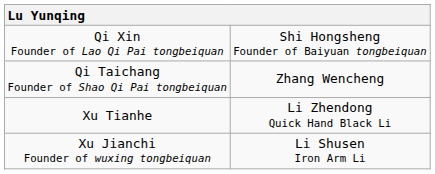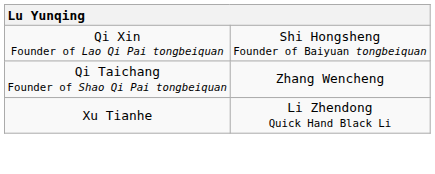- row: (117, 151)
